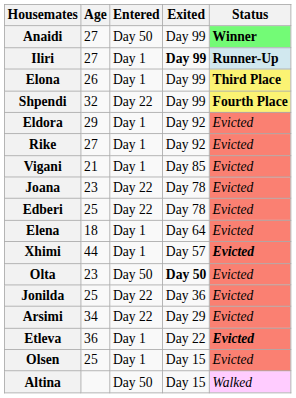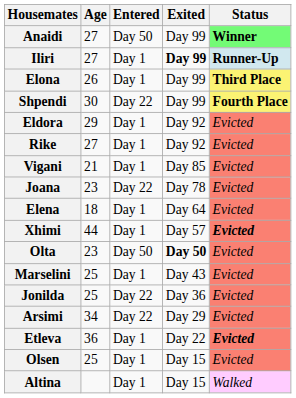(91, 101) 32 -> (91, 101) 30
- row: (43, 209)
+ row: (43, 274)
(133, 381) Day 50 -> (129, 381) Day 1
